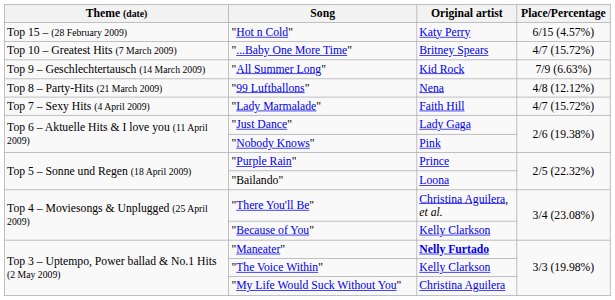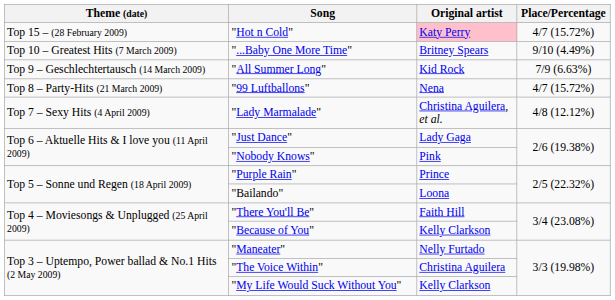(445, 32) no background -> (445, 32) pink background
(563, 32) 6/15 (4.57%) -> (563, 32) 4/7 (15.72%)
(563, 50) 4/7 (15.72%) -> (563, 50) 9/10 (4.49%)
(563, 87) 4/8 (12.12%) -> (563, 87) 4/7 (15.72%)
(442, 106) Faith Hill -> (464, 112) Christina Aguilera, et al.
(563, 106) 4/7 (15.72%) -> (563, 112) 4/8 (12.12%)
(464, 205) Christina Aguilera, et al. -> (442, 212) Faith Hill
(454, 249) bold -> (452, 249) normal
(455, 267) Kelly Clarkson -> (462, 267) Christina Aguilera
(462, 286) Christina Aguilera -> (455, 286) Kelly Clarkson
